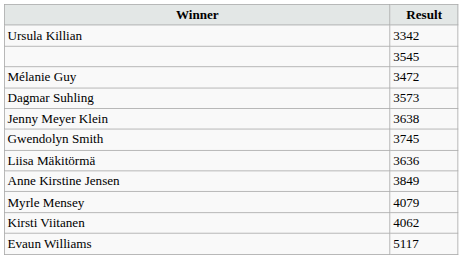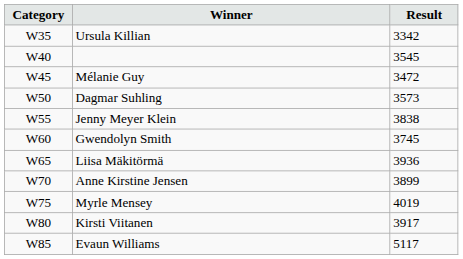+ column: (38, 14)
(406, 118) 3638 -> (406, 118) 3838
(406, 160) 3636 -> (406, 160) 3936
(406, 181) 3849 -> (406, 181) 3899
(406, 202) 4079 -> (406, 202) 4019
(406, 222) 4062 -> (406, 222) 3917
